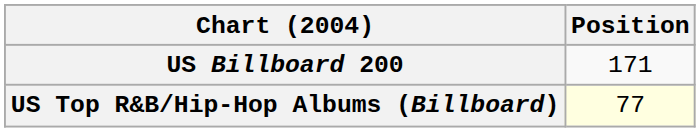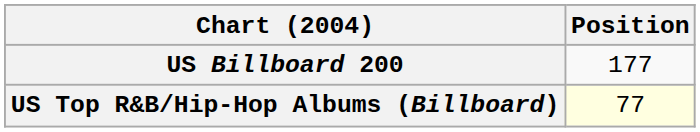(630, 65) 171 -> (630, 65) 177
